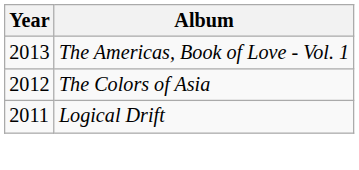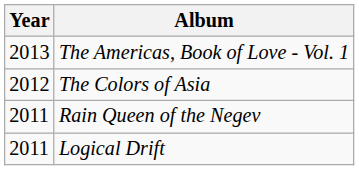+ row: (160, 116)
